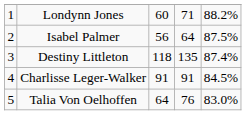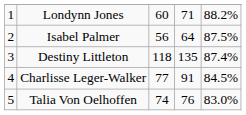(162, 78) 91 -> (162, 78) 77
(162, 99) 64 -> (162, 99) 74
